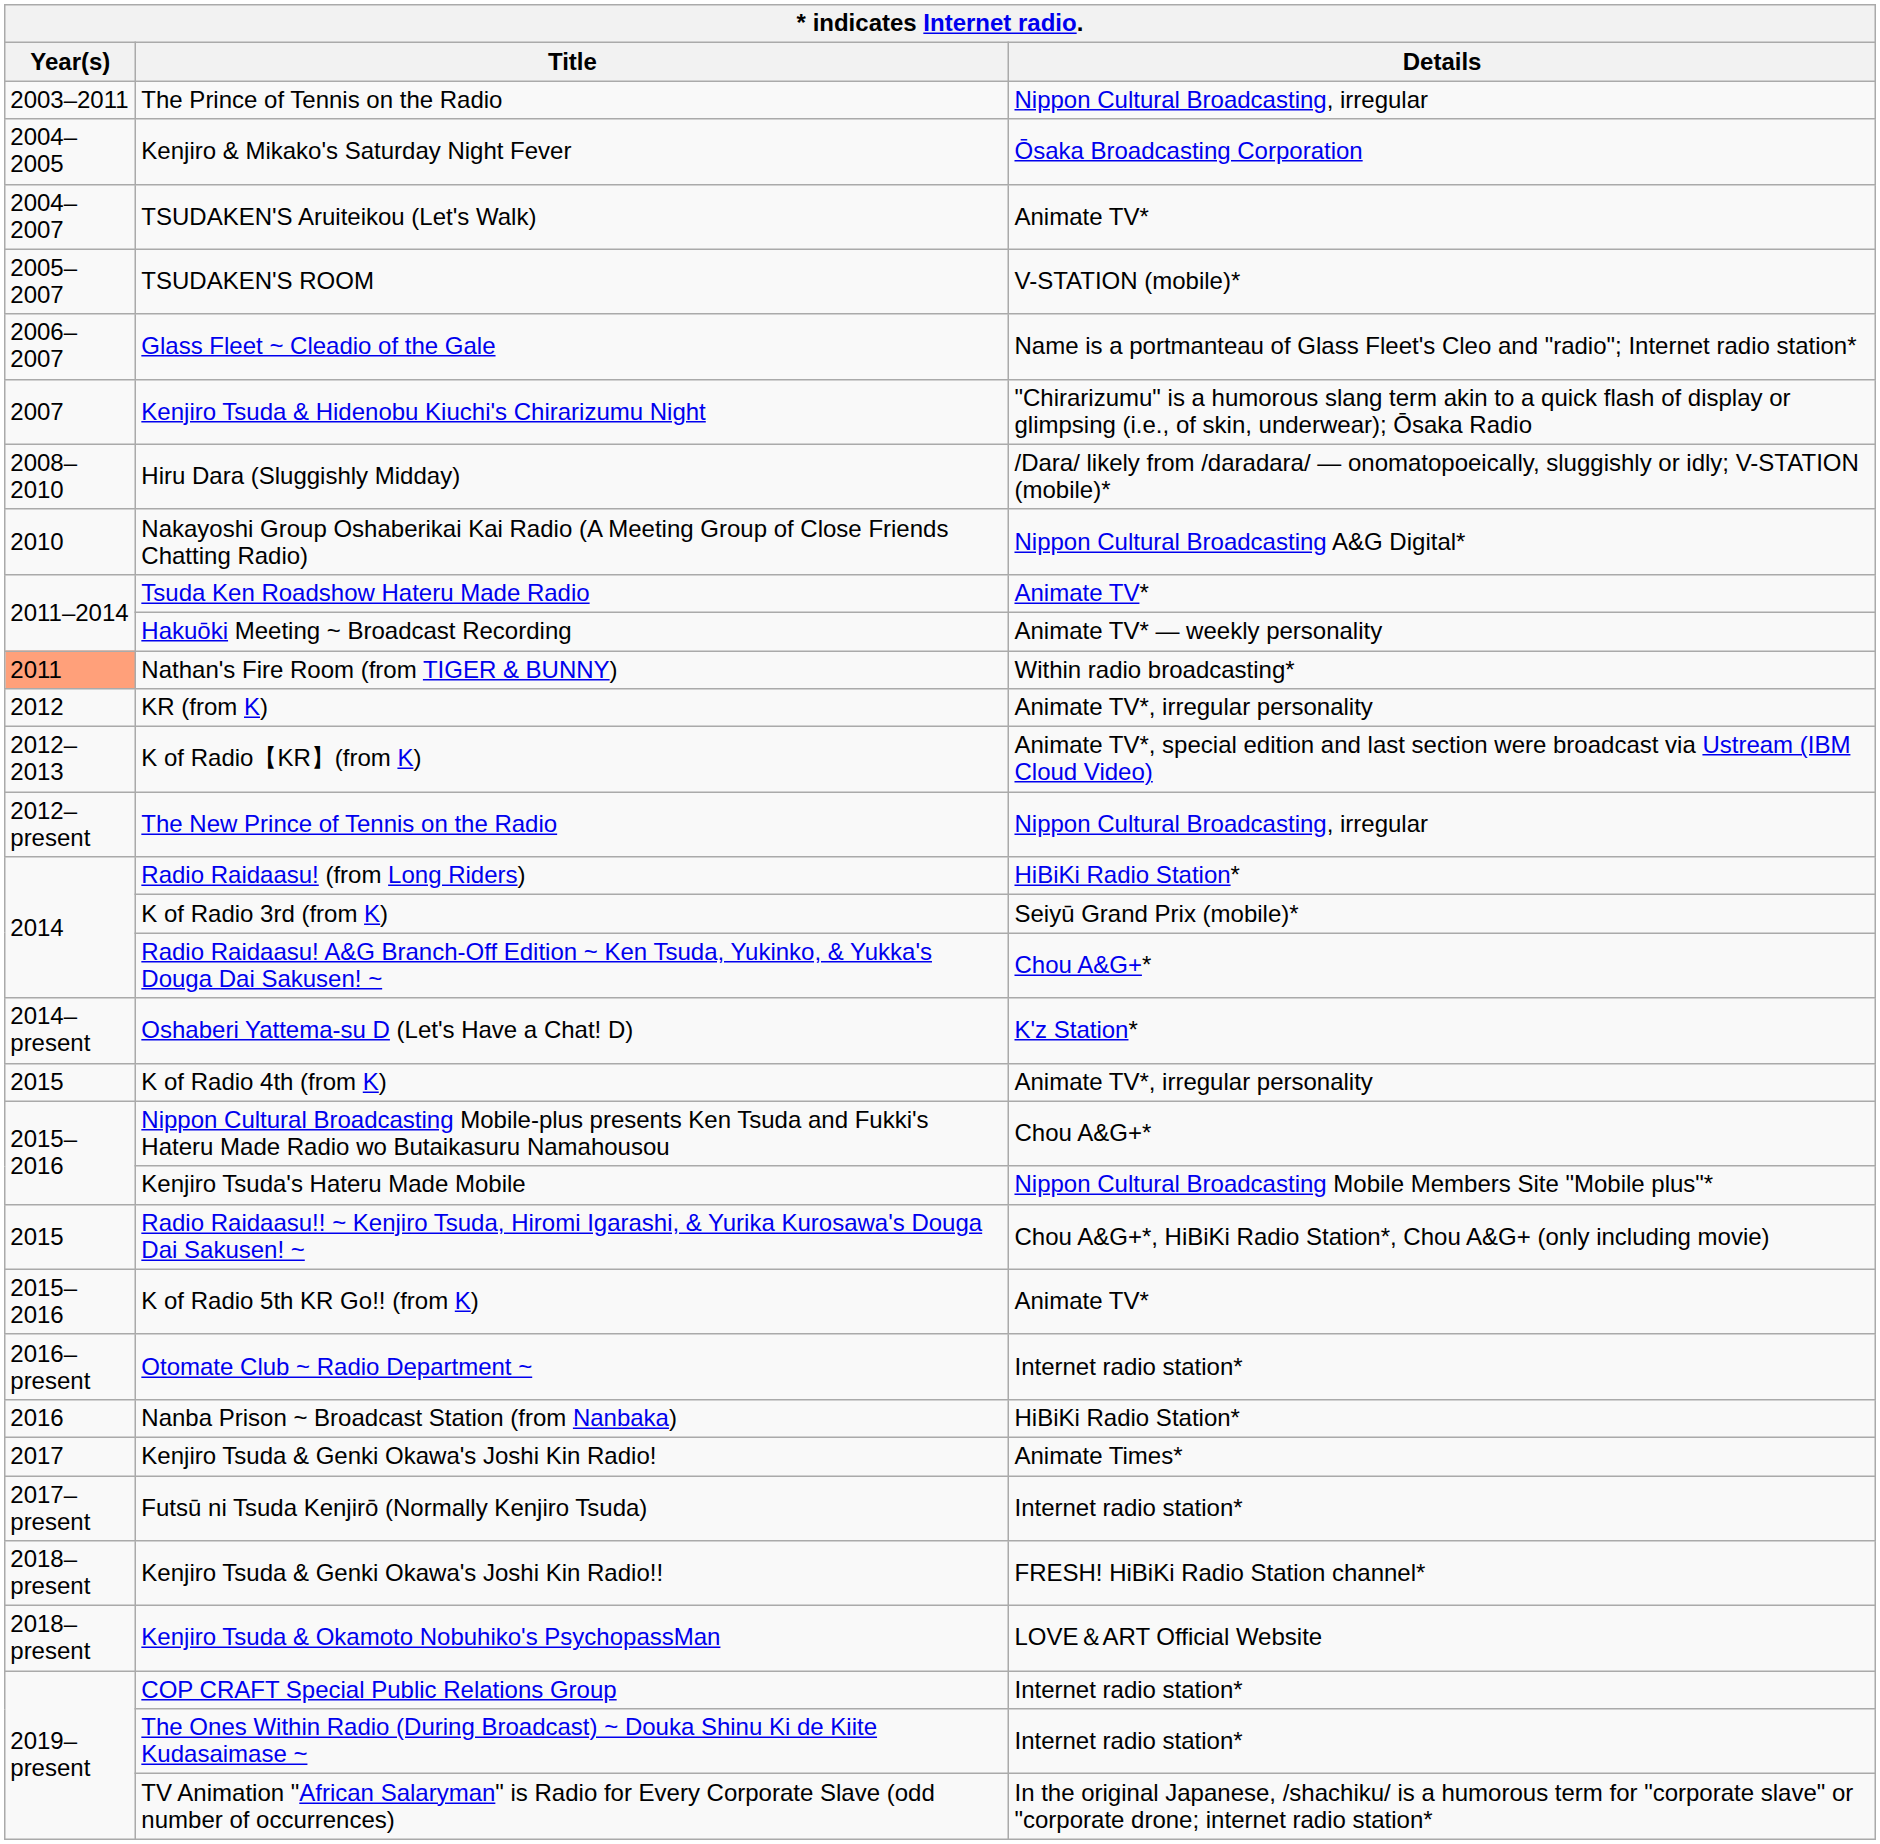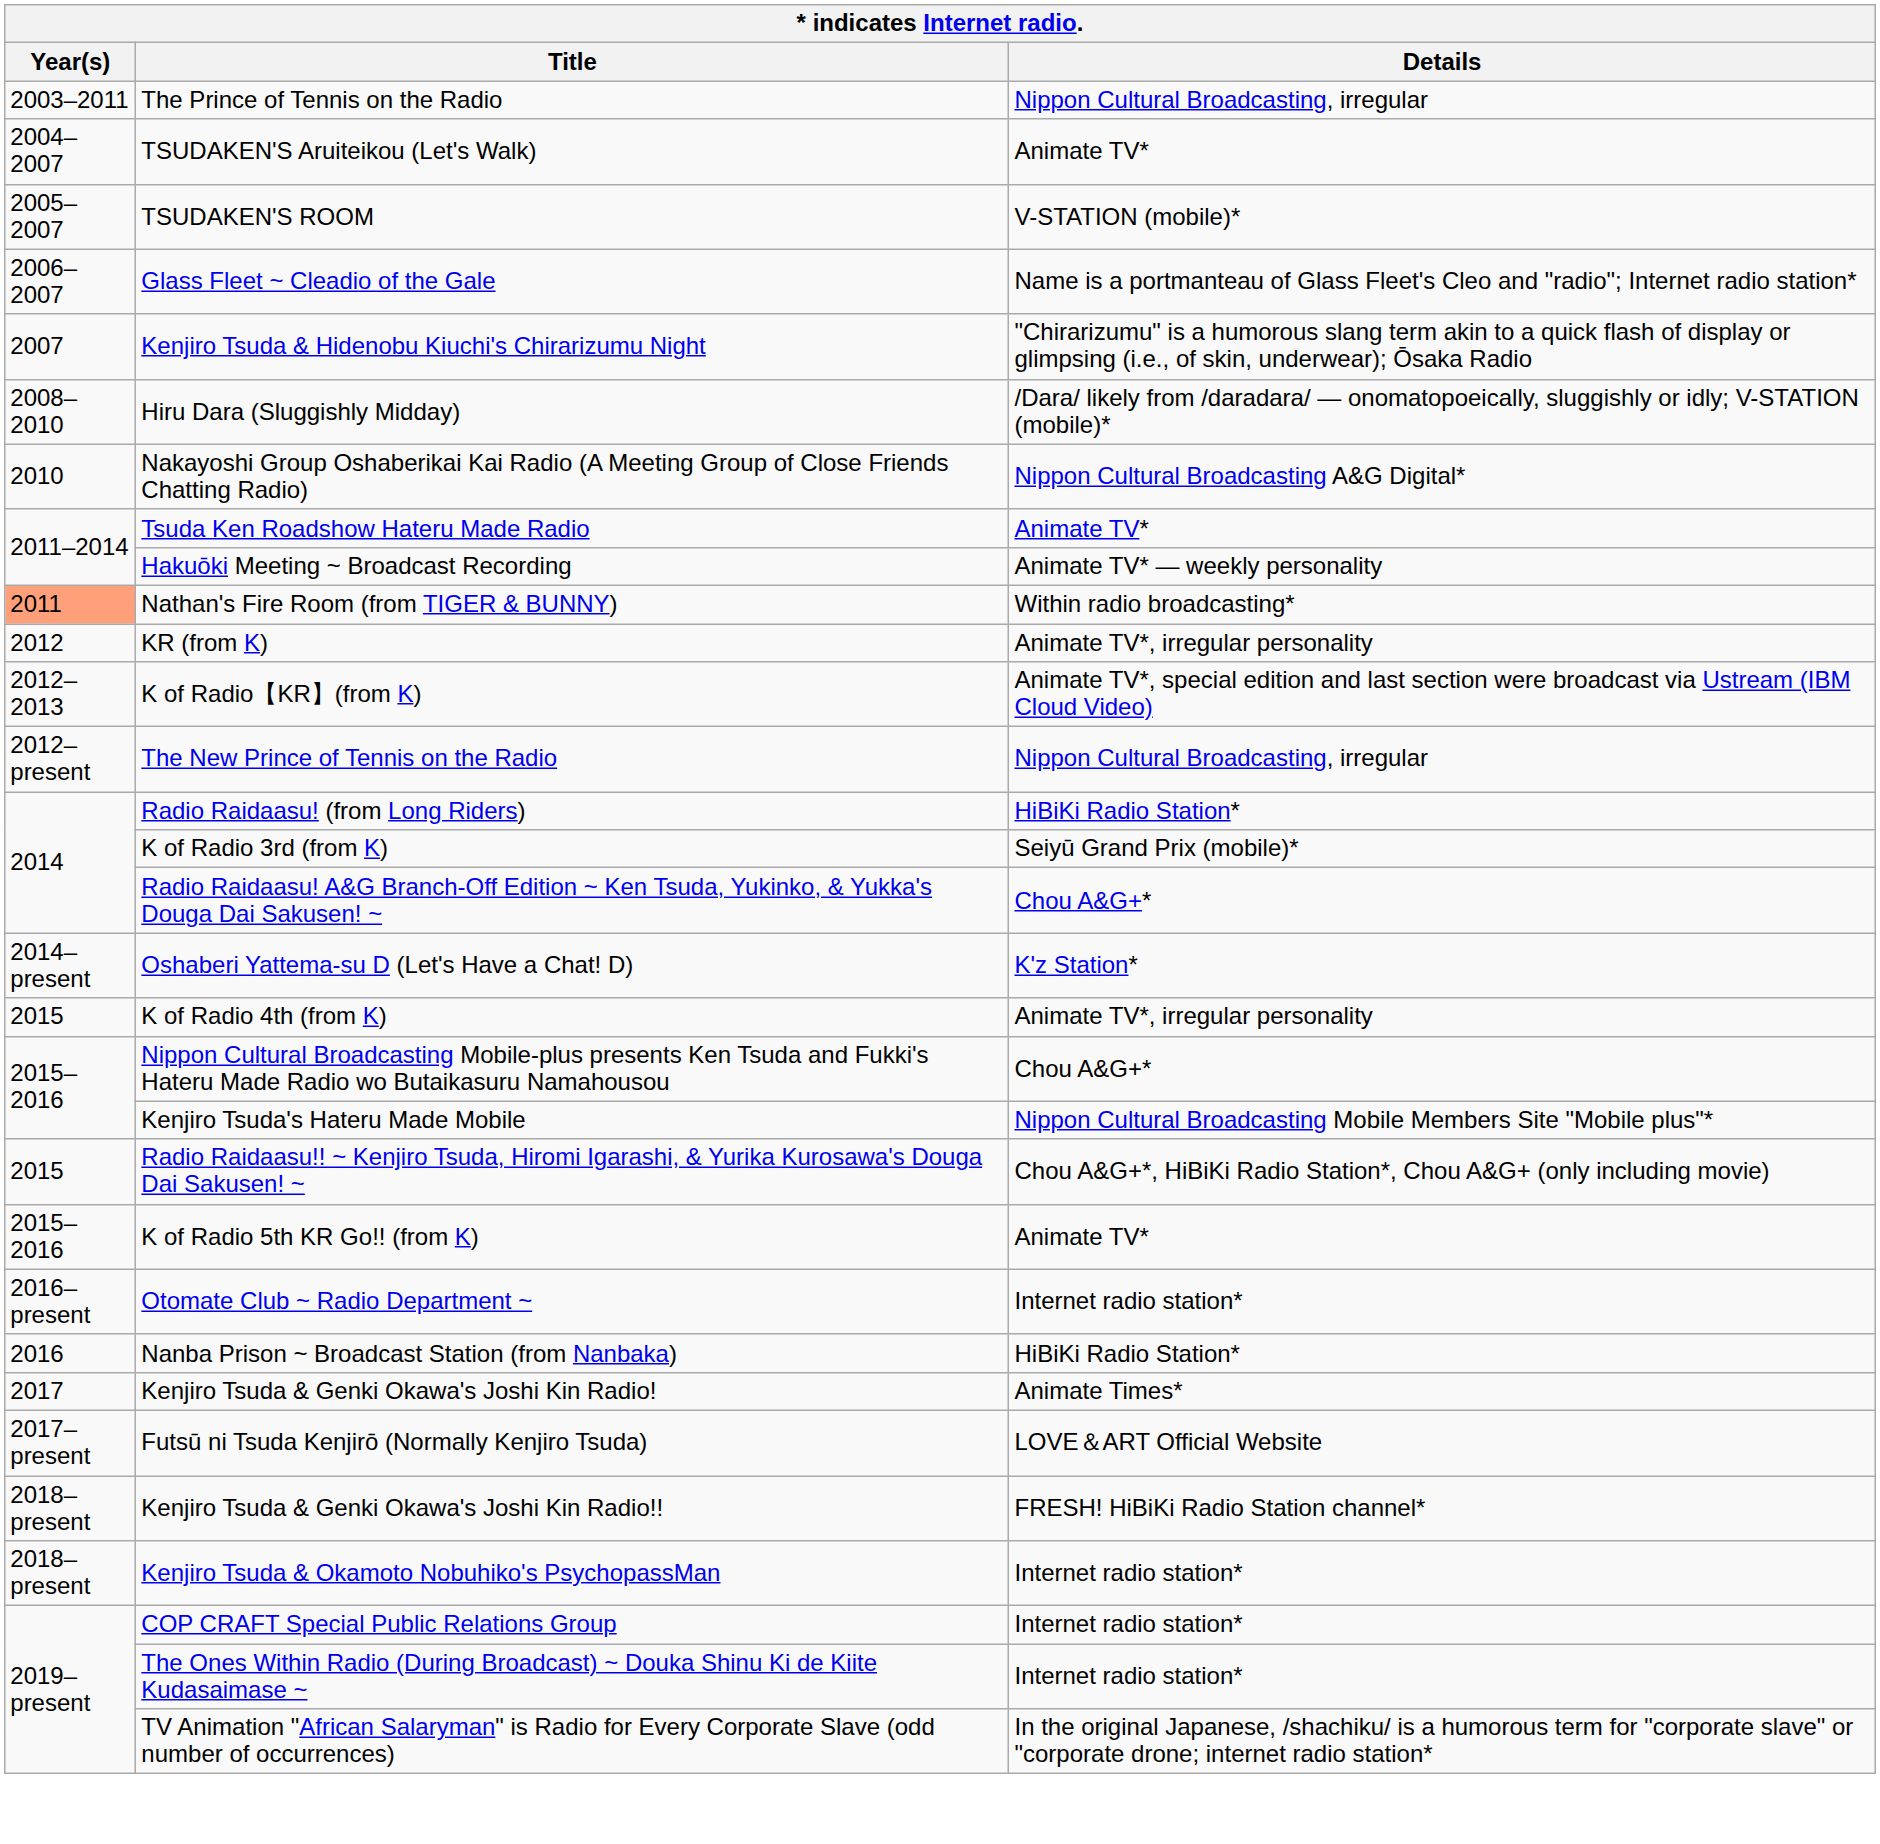- row: (356, 151)
(1129, 1507) Internet radio station* -> (1168, 1441) LOVE＆ART Official Website
(1168, 1637) LOVE＆ART Official Website -> (1129, 1572) Internet radio station*
